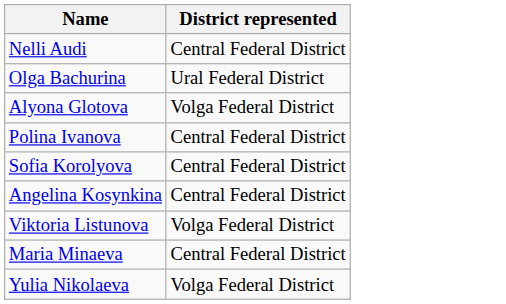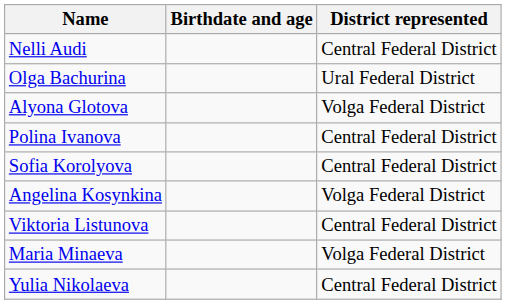+ column: (242, 19)
(258, 195) Central Federal District -> (403, 195) Volga Federal District
(252, 225) Volga Federal District -> (409, 225) Central Federal District
(258, 254) Central Federal District -> (403, 254) Volga Federal District
(252, 284) Volga Federal District -> (409, 284) Central Federal District
